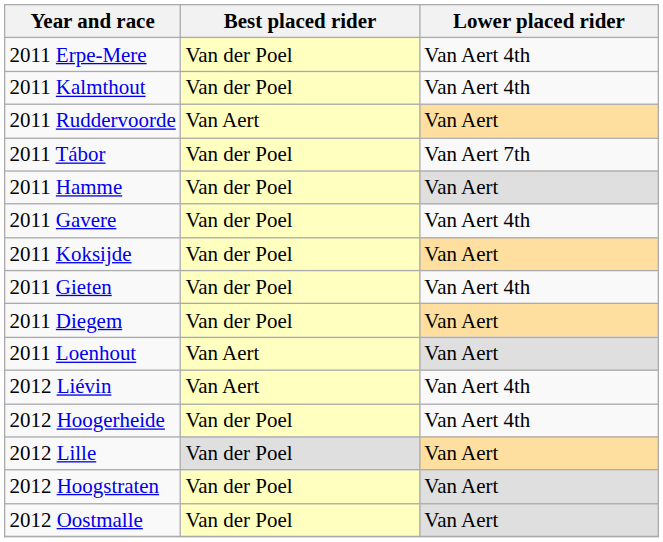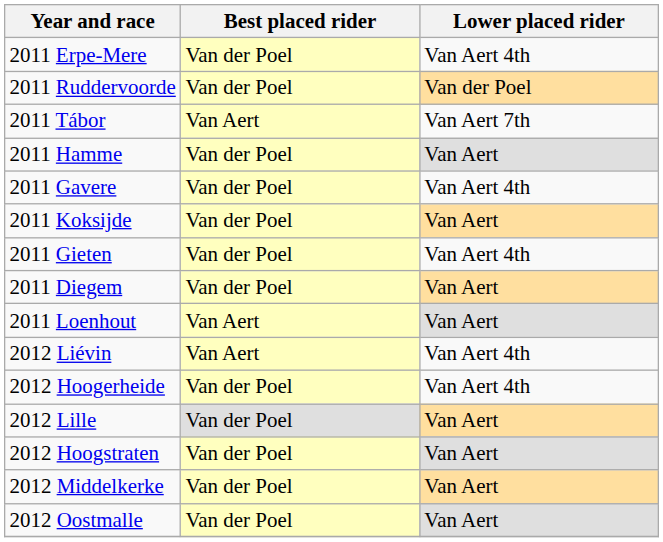- row: (78, 87)
(222, 120) Van Aert -> (239, 87) Van der Poel
(461, 120) Van Aert -> (478, 87) Van der Poel
(239, 154) Van der Poel -> (222, 120) Van Aert
+ row: (87, 486)
